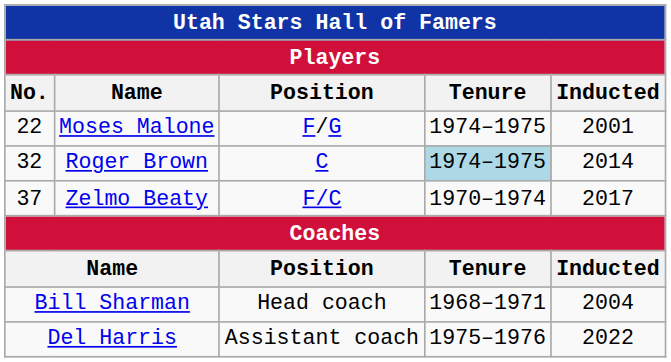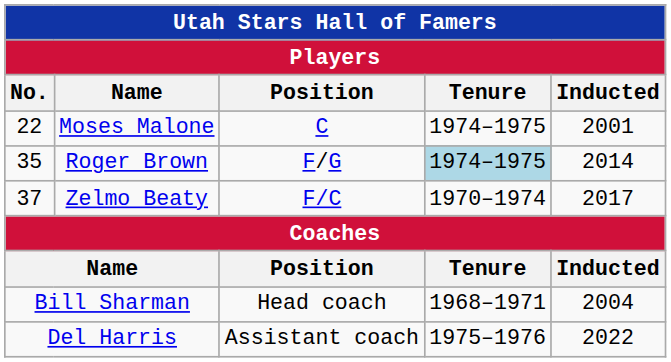(322, 128) F/G -> (322, 128) C
(29, 163) 32 -> (29, 163) 35
(322, 163) C -> (322, 163) F/G
